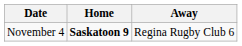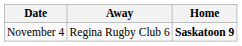columns swapped: (184, 13) <-> (99, 13)
